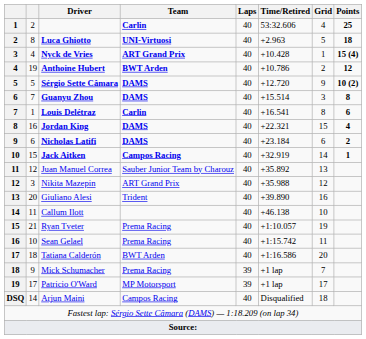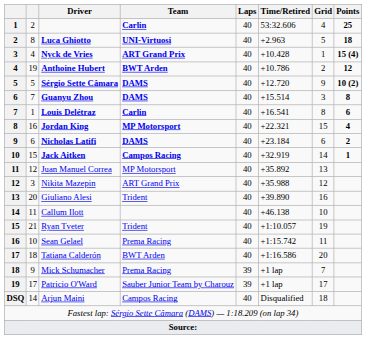(135, 126) DAMS -> (151, 126) MP Motorsport
(178, 169) Sauber Junior Team by Charouz -> (149, 169) MP Motorsport
(147, 226) Prema Racing -> (135, 226) Trident
(149, 284) MP Motorsport -> (178, 284) Sauber Junior Team by Charouz
